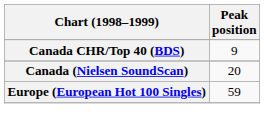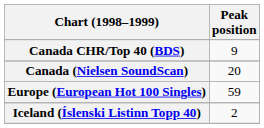+ row: (107, 112)
